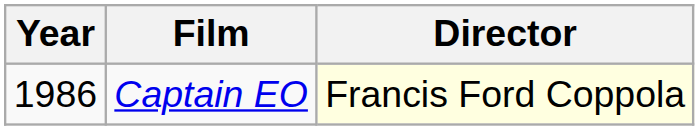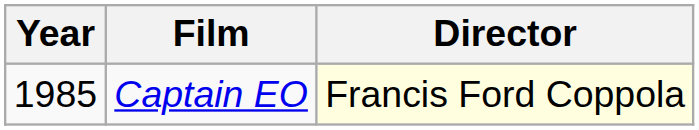(55, 93) 1986 -> (55, 93) 1985
